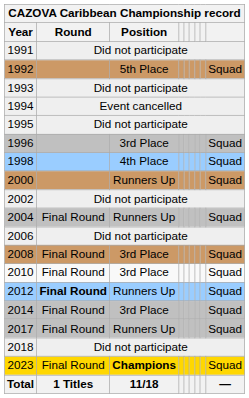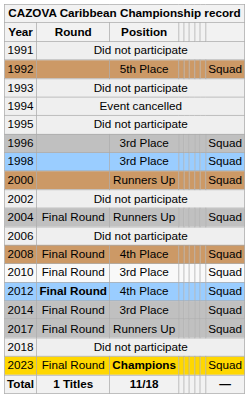(144, 161) 4th Place -> (144, 161) 3rd Place
(144, 254) 3rd Place -> (144, 254) 4th Place
(144, 291) Runners Up -> (144, 291) 4th Place
